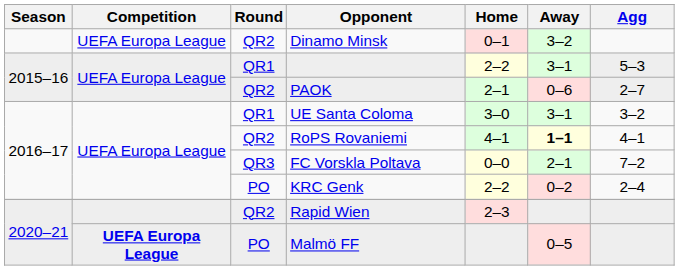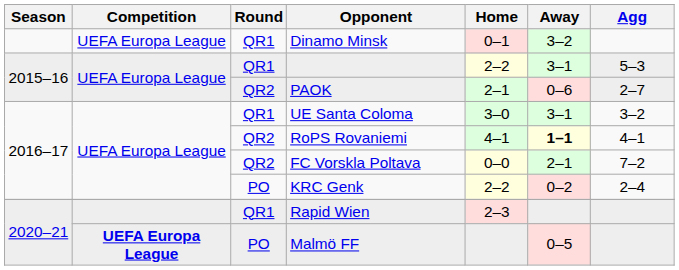(259, 41) QR2 -> (259, 41) QR1
(259, 163) QR3 -> (259, 163) QR2
(259, 211) QR2 -> (259, 211) QR1
